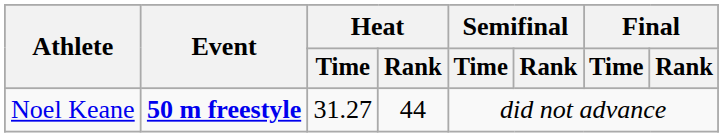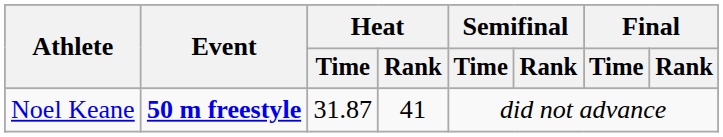(343, 110) 31.27 -> (343, 110) 31.87
(413, 110) 44 -> (413, 110) 41
